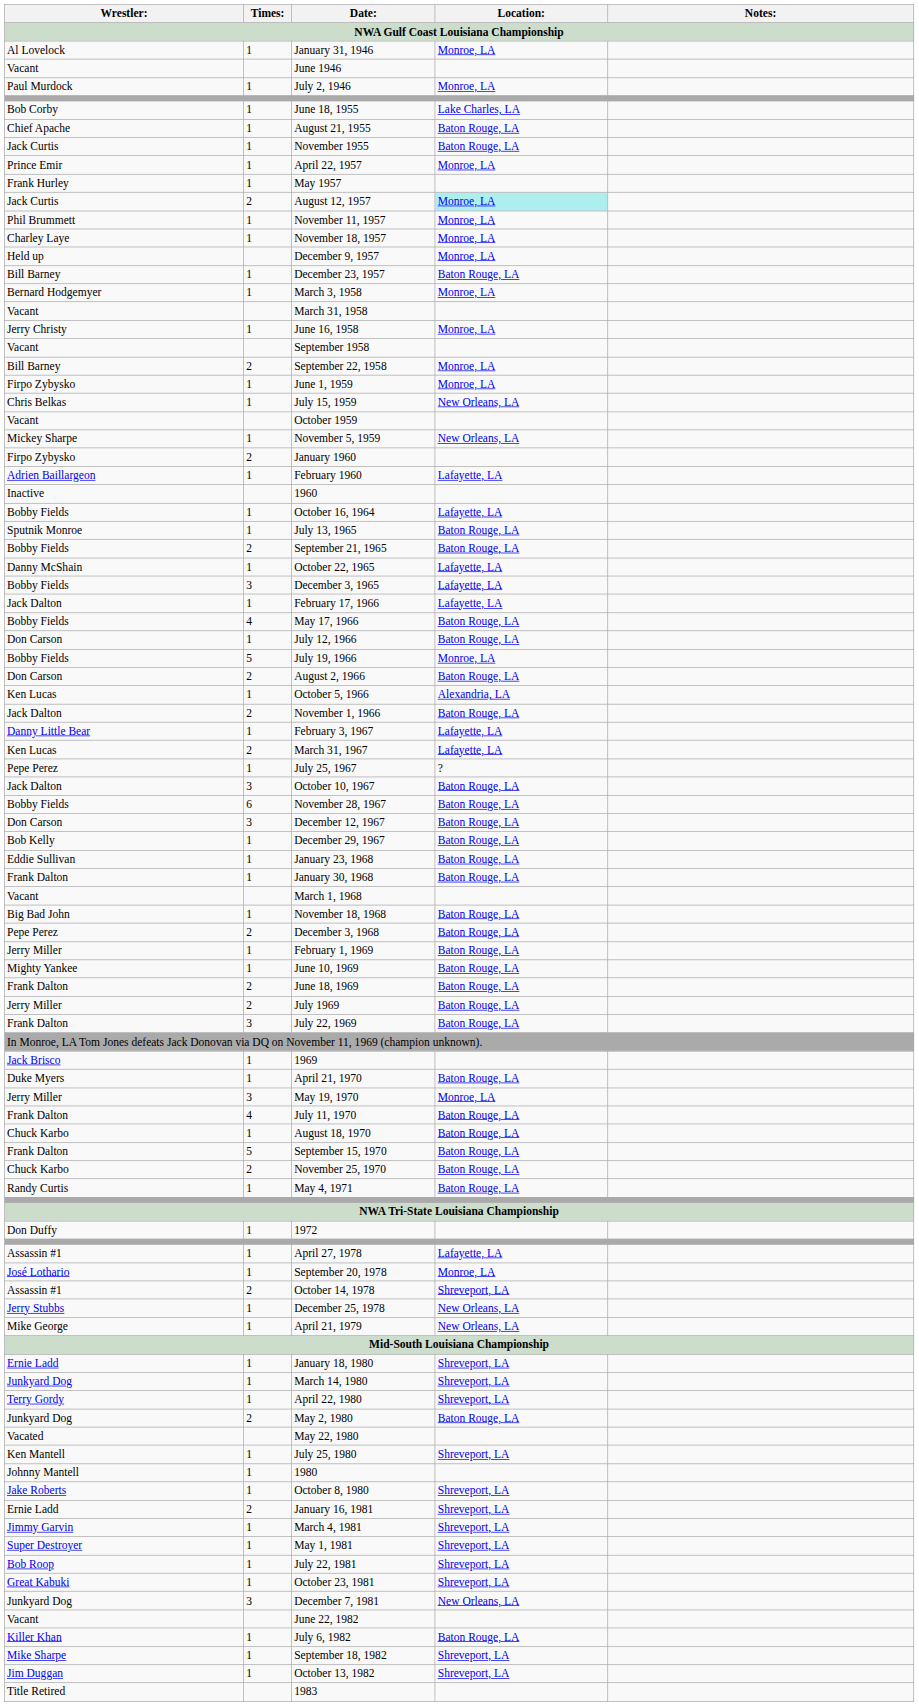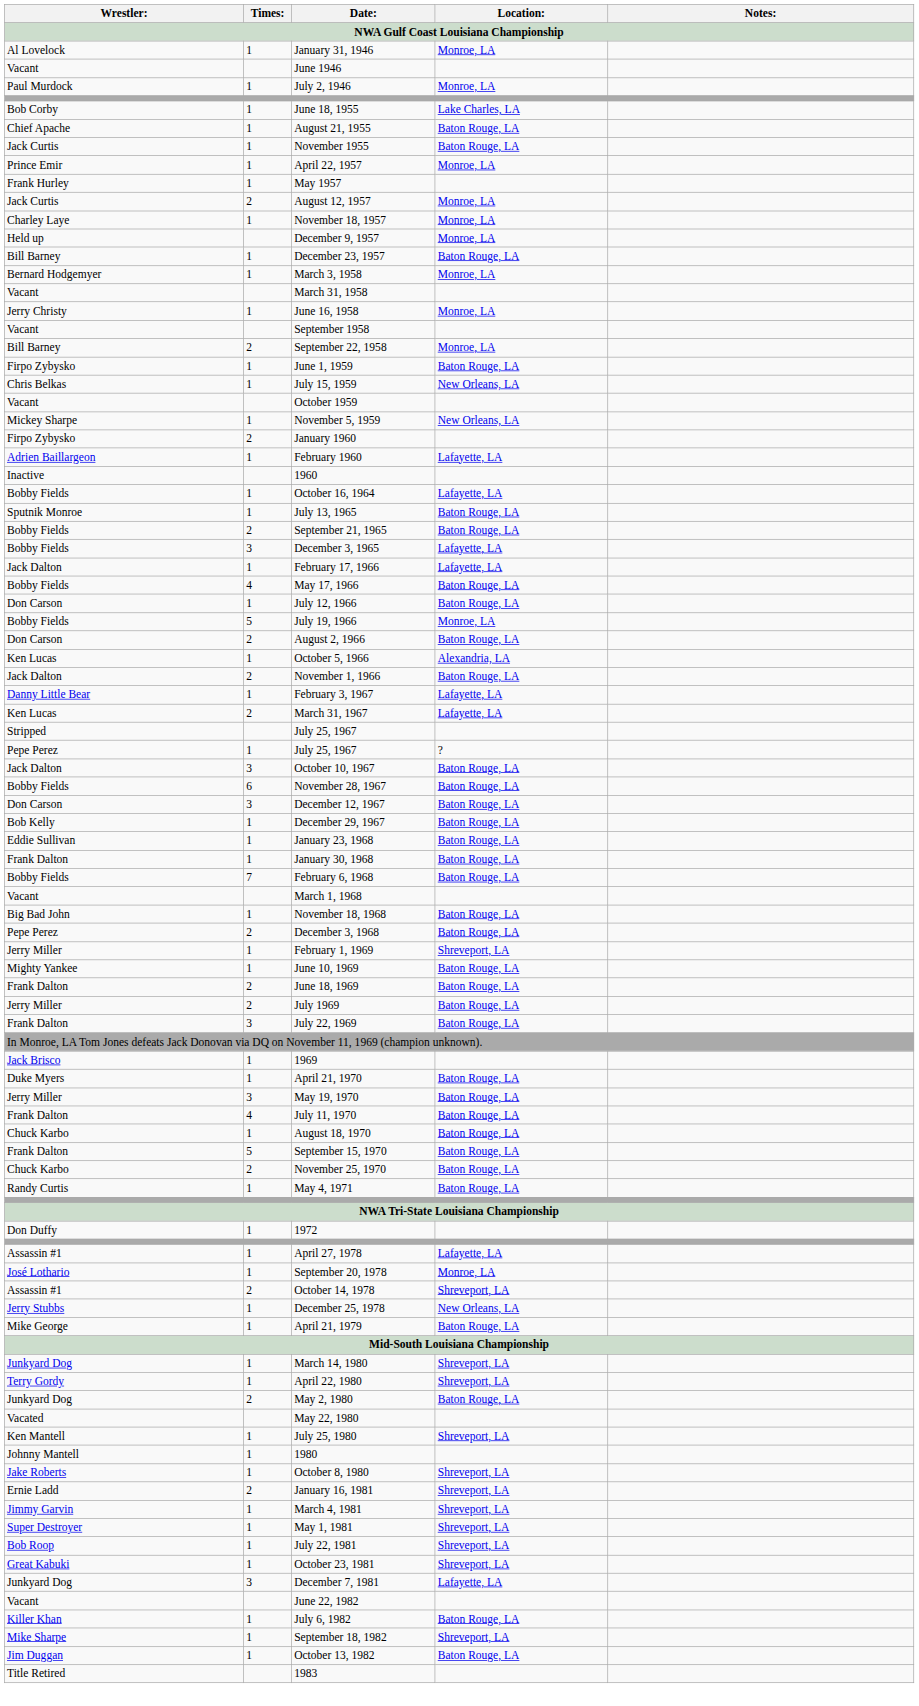(467, 201) paleturquoise background -> (467, 201) no background
- row: (41, 219)
(467, 384) Monroe, LA -> (479, 366) Baton Rouge, LA
- row: (45, 567)
+ row: (27, 731)
+ row: (38, 877)
(479, 950) Baton Rouge, LA -> (474, 950) Shreveport, LA
(467, 1096) Monroe, LA -> (479, 1096) Baton Rouge, LA
(479, 1326) New Orleans, LA -> (479, 1326) Baton Rouge, LA
- row: (33, 1363)
(479, 1600) New Orleans, LA -> (470, 1582) Lafayette, LA
(474, 1673) Shreveport, LA -> (479, 1655) Baton Rouge, LA
